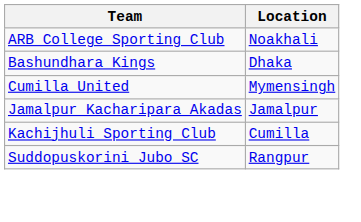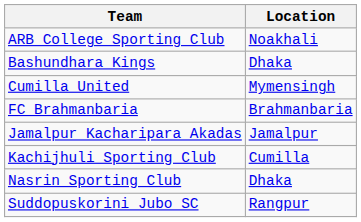+ row: (73, 110)
+ row: (95, 181)
